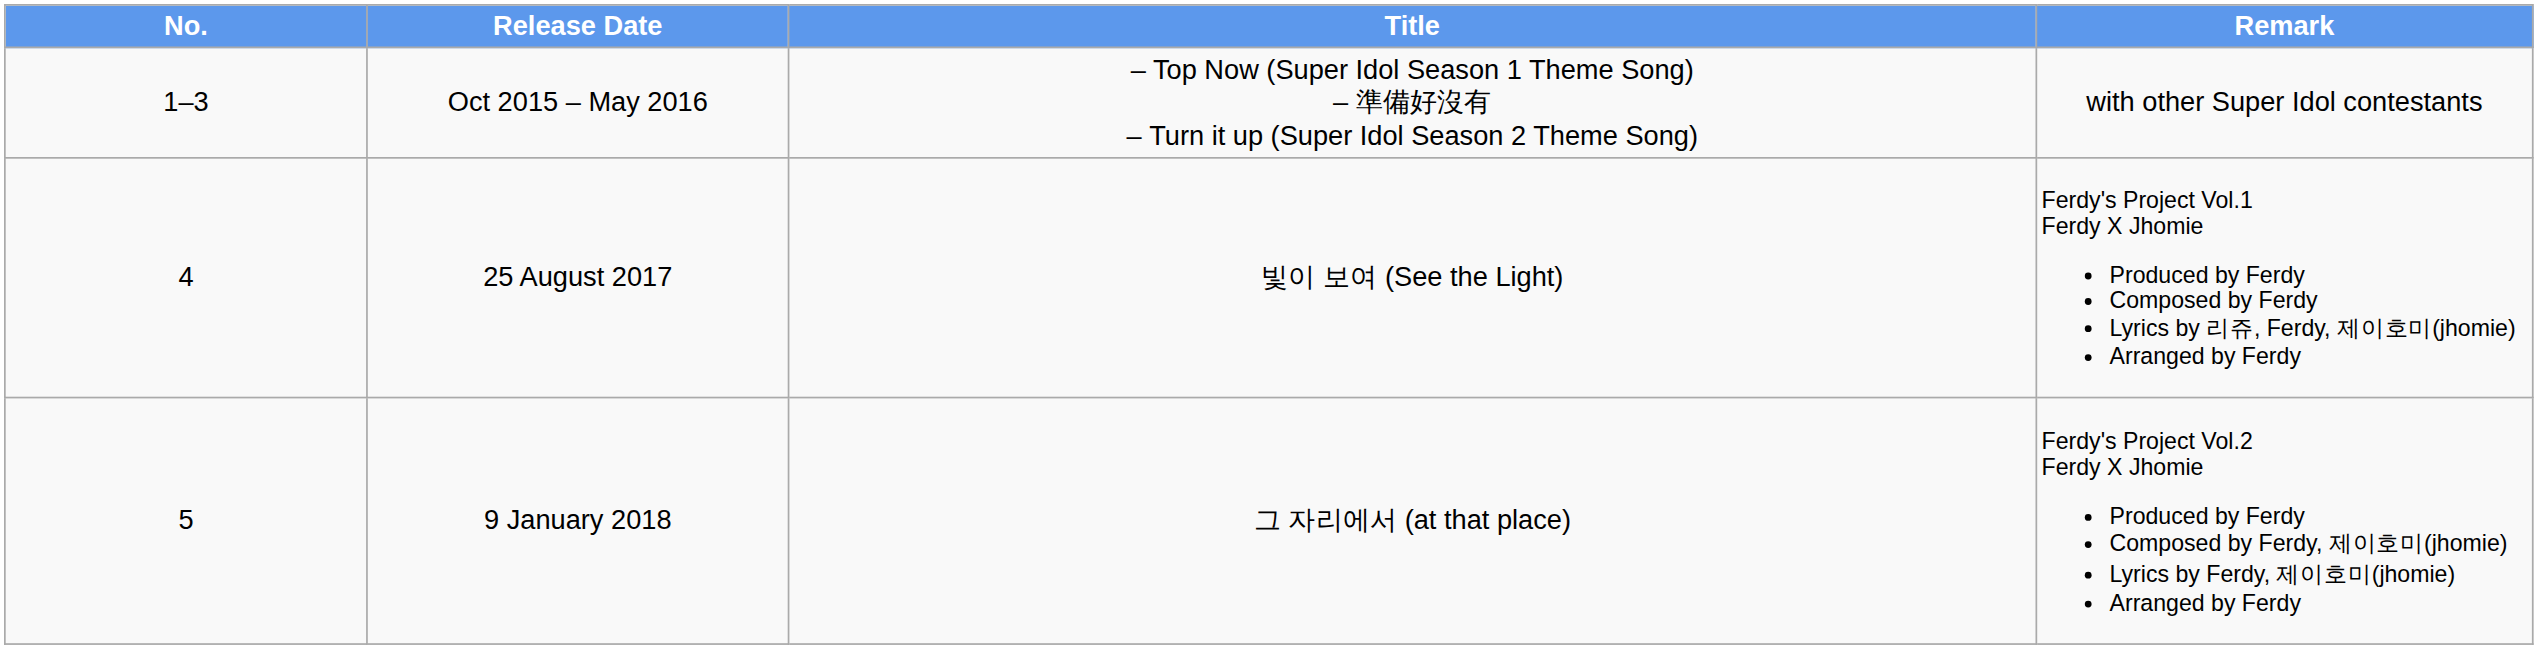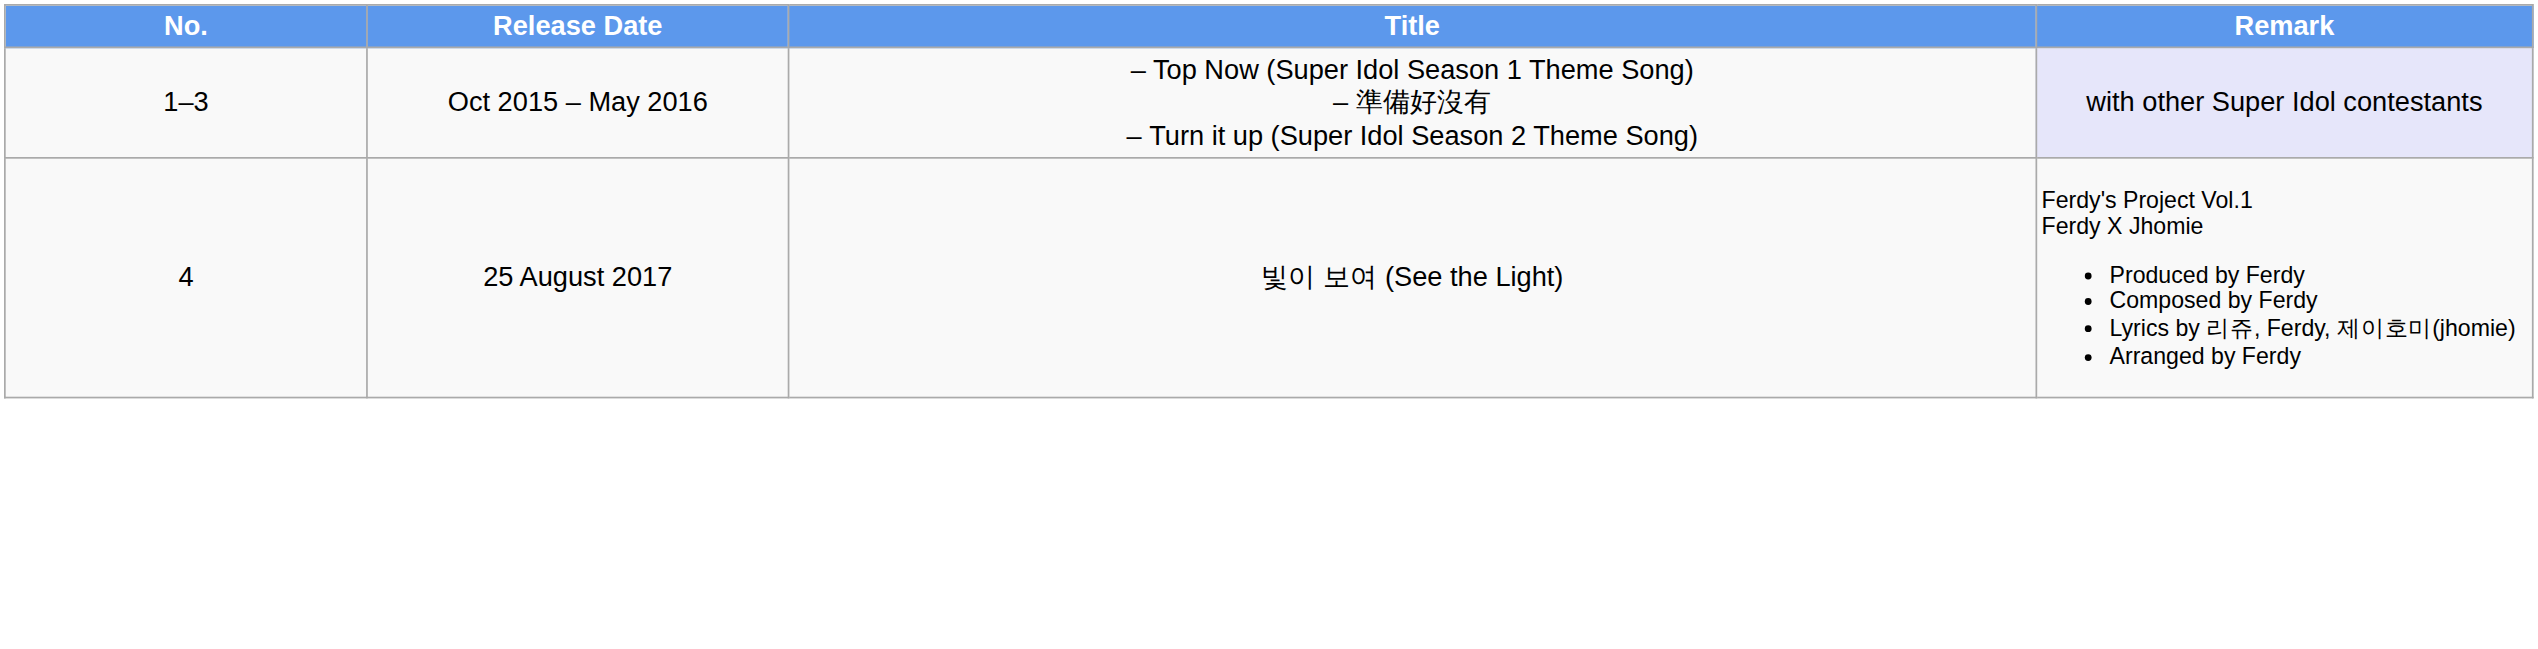(2284, 102) no background -> (2284, 102) lavender background
- row: (578, 520)
